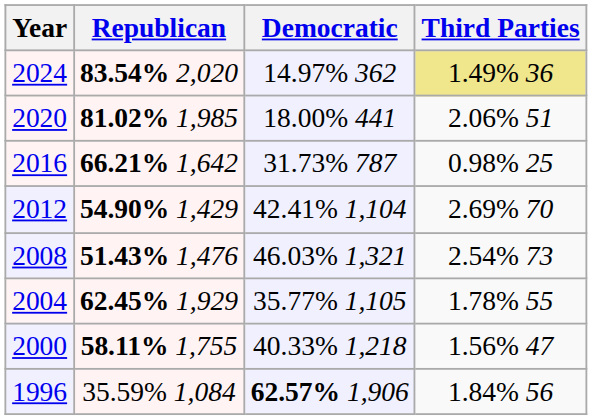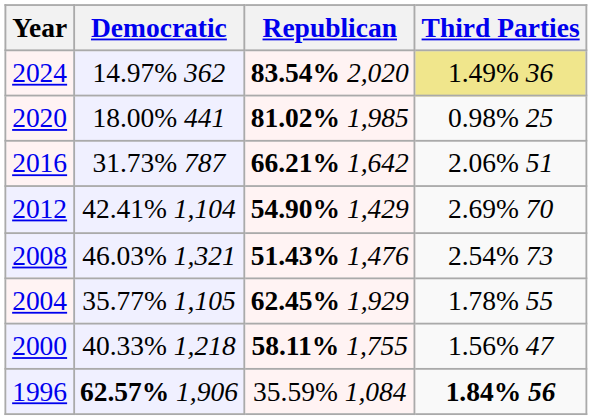columns swapped: (159, 27) <-> (330, 27)
(501, 118) 2.06% 51 -> (501, 118) 0.98% 25
(501, 163) 0.98% 25 -> (501, 163) 2.06% 51
(501, 390) normal -> (501, 390) bold
